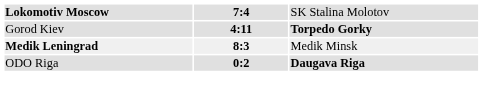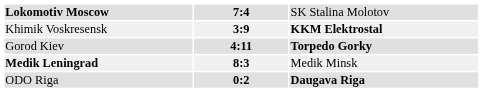+ row: (56, 29)
